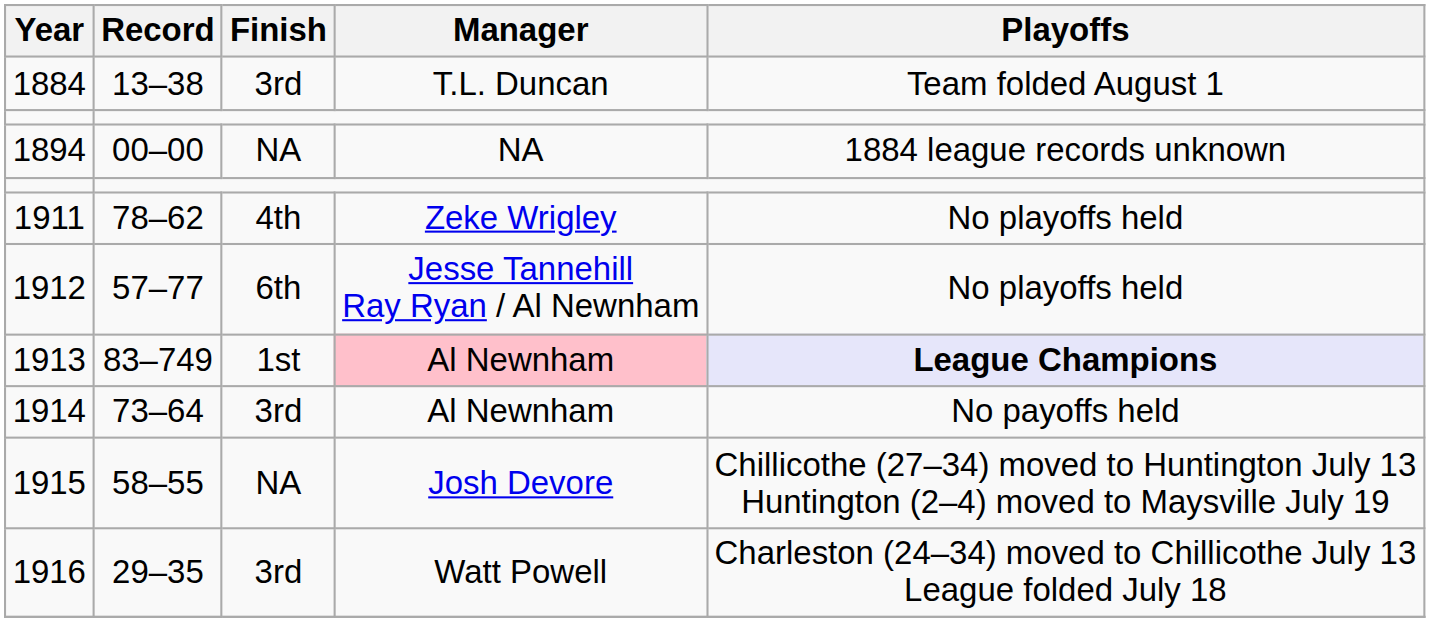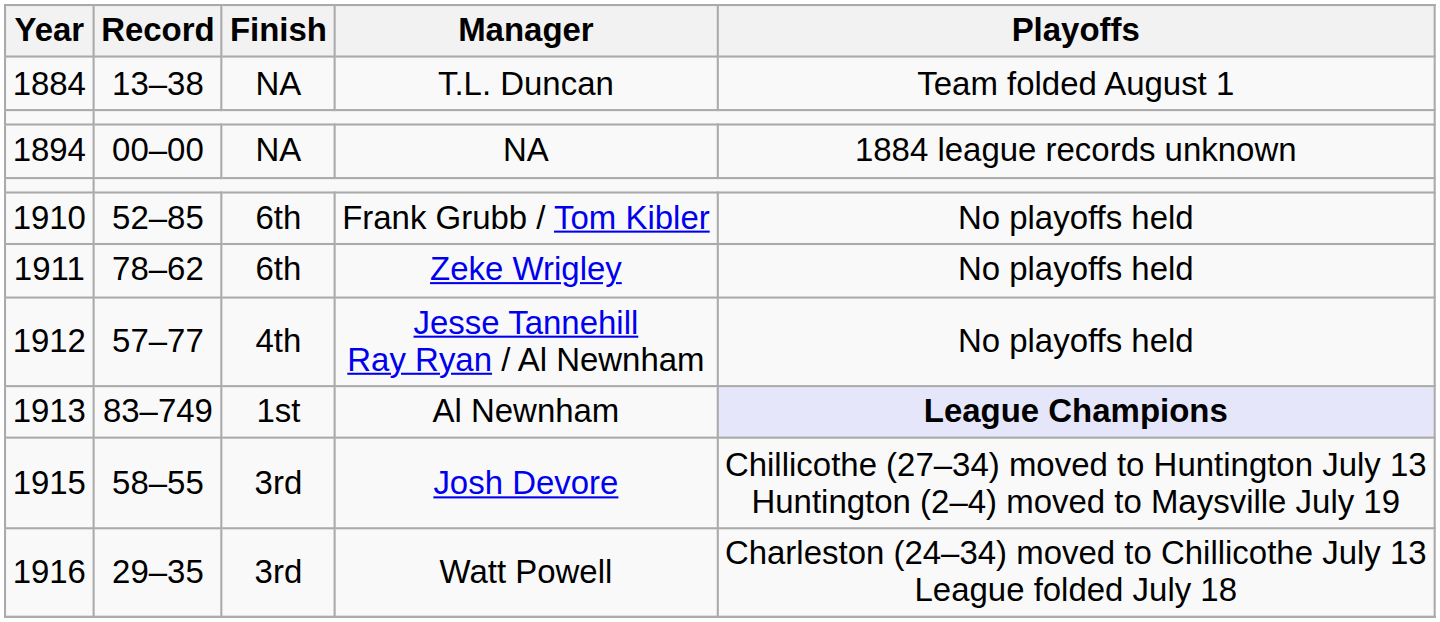(278, 82) 3rd -> (278, 82) NA
+ row: (49, 217)
(278, 217) 4th -> (278, 270) 6th
(278, 288) 6th -> (278, 340) 4th
(521, 359) pink background -> (526, 411) no background
- row: (49, 411)
(278, 482) NA -> (278, 482) 3rd
